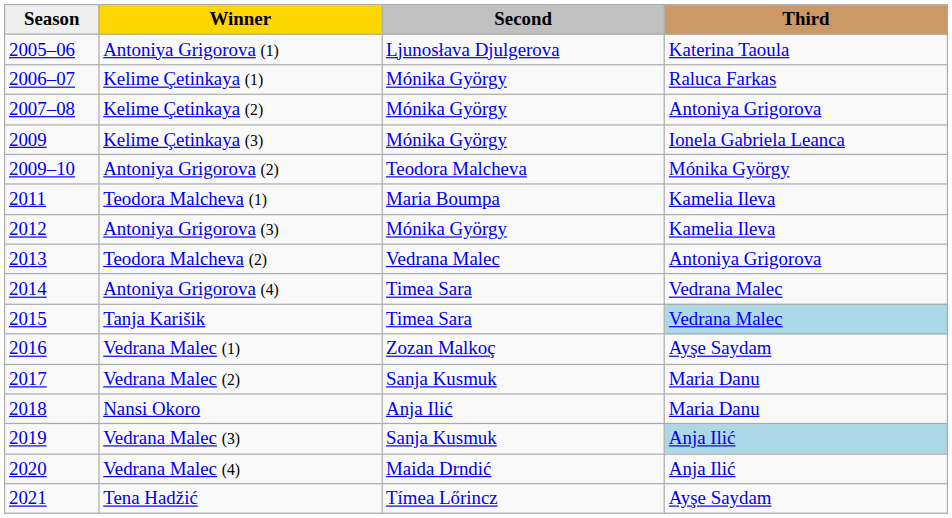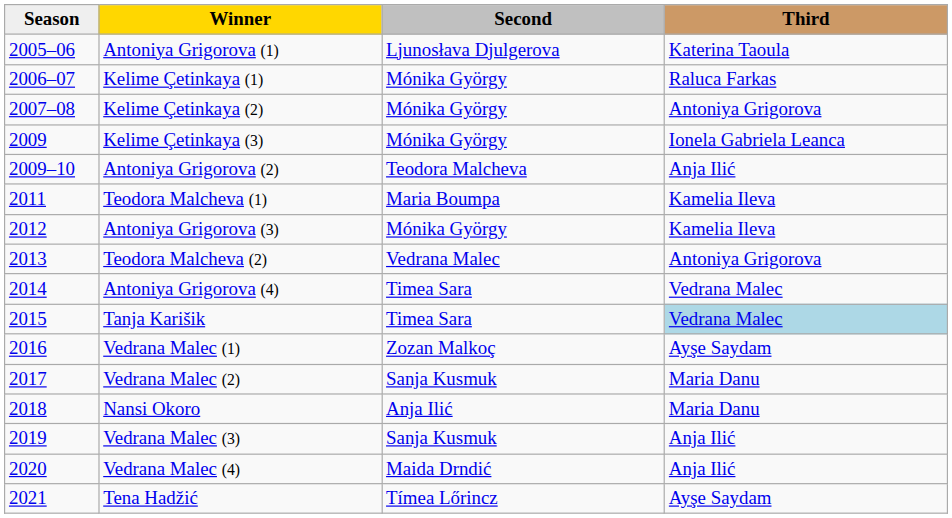(729, 169) Mónika György -> (702, 169) Anja Ilić
(702, 438) lightblue background -> (702, 438) no background
